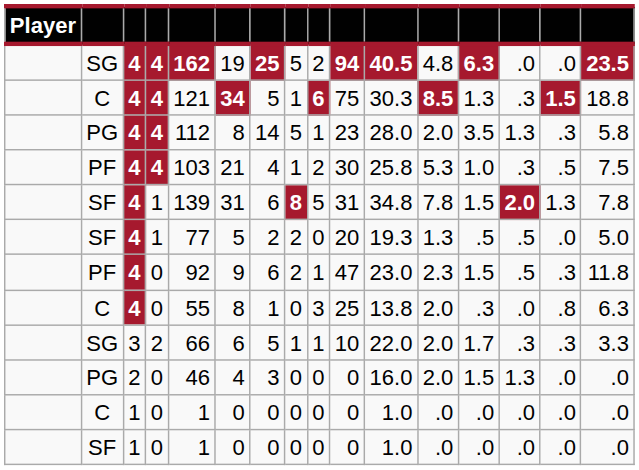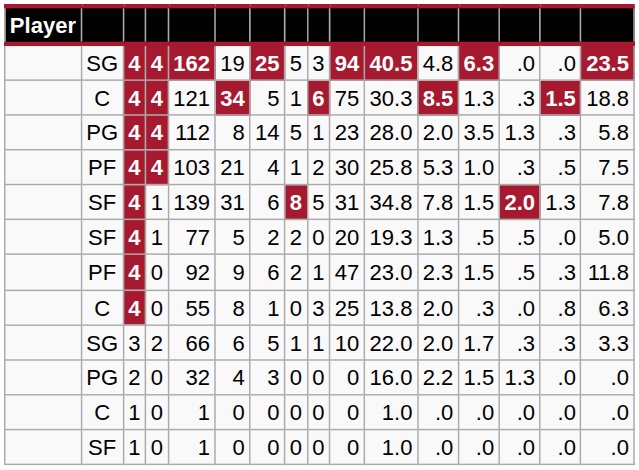(318, 63) 2 -> (318, 63) 3
(198, 377) 46 -> (198, 377) 32
(438, 377) 2.0 -> (438, 377) 2.2
